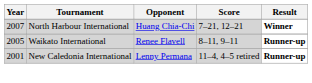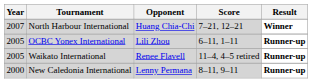+ row: (77, 41)
(218, 41) 8–11, 9–11 -> (229, 56) 11–4, 4–5 retired
(15, 56) 2001 -> (15, 71) 2000
(229, 56) 11–4, 4–5 retired -> (218, 71) 8–11, 9–11
